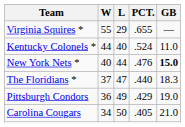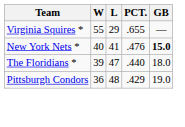- row: (51, 46)
(122, 63) 44 -> (114, 46) 41
(106, 79) 37 -> (99, 63) 39
(169, 79) 18.3 -> (161, 63) 18.0
(122, 96) 49 -> (114, 79) 48
- row: (44, 113)
